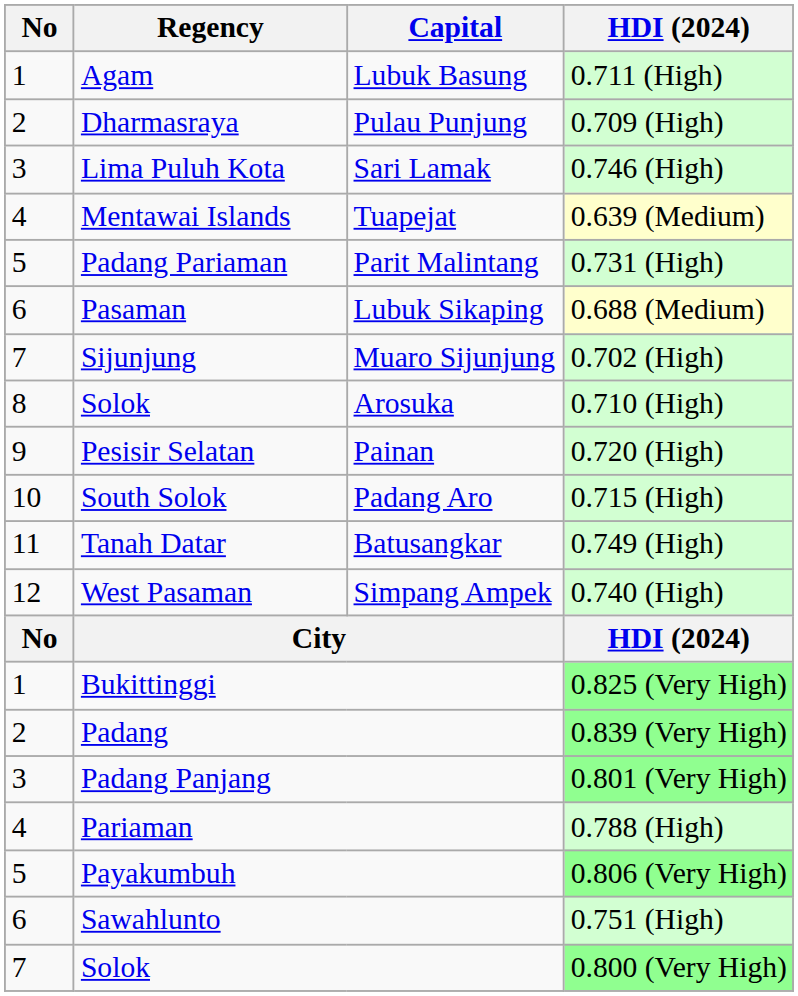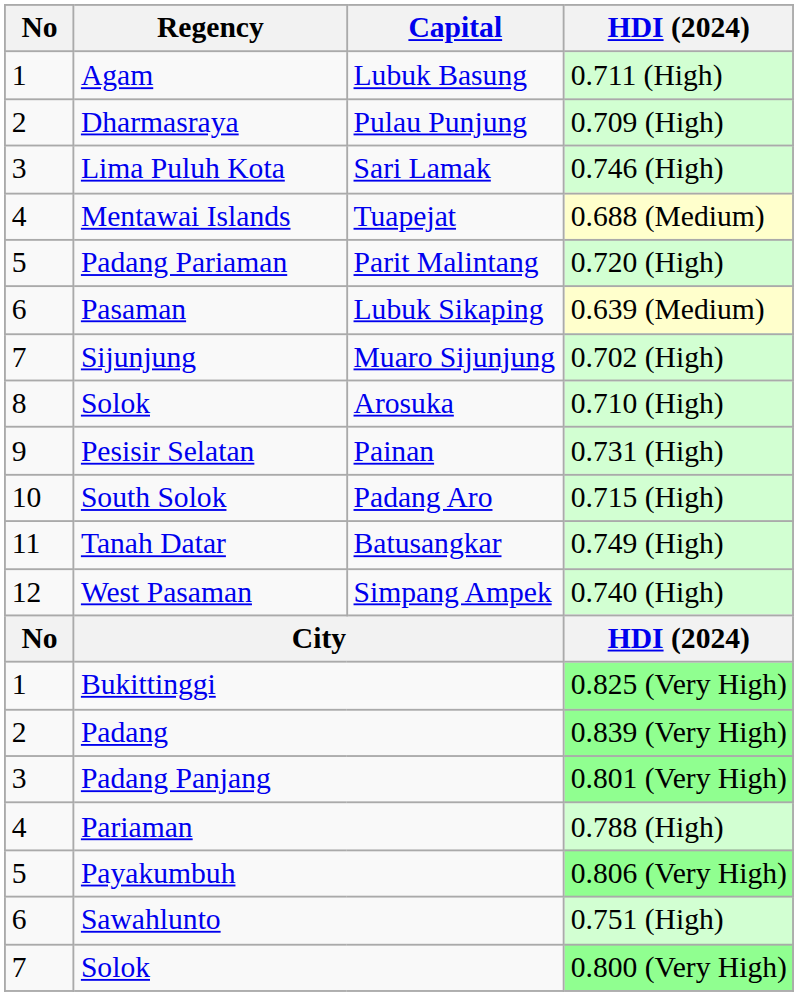(668, 215) 0.639 (Medium) -> (668, 215) 0.688 (Medium)
(647, 262) 0.731 (High) -> (647, 262) 0.720 (High)
(668, 309) 0.688 (Medium) -> (668, 309) 0.639 (Medium)
(647, 450) 0.720 (High) -> (647, 450) 0.731 (High)
